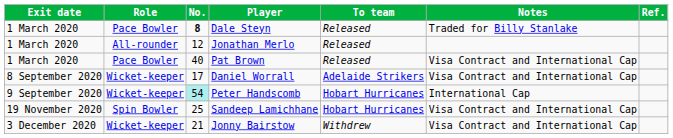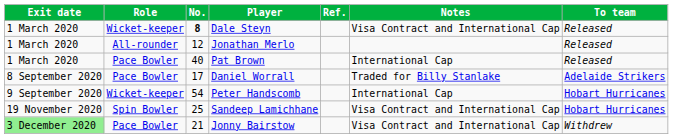columns swapped: (374, 12) <-> (654, 12)
(145, 29) Pace Bowler -> (145, 29) Wicket-keeper
(503, 29) Traded for Billy Stanlake -> (456, 29) Visa Contract and International Cap
(533, 61) Visa Contract and International Cap -> (402, 61) International Cap
(145, 77) Wicket-keeper -> (145, 77) Pace Bowler
(533, 77) Visa Contract and International Cap -> (426, 77) Traded for Billy Stanlake
(198, 93) paleturquoise background -> (198, 93) no background
(51, 125) no background -> (51, 125) lightgreen background
(145, 125) Wicket-keeper -> (145, 125) Pace Bowler
